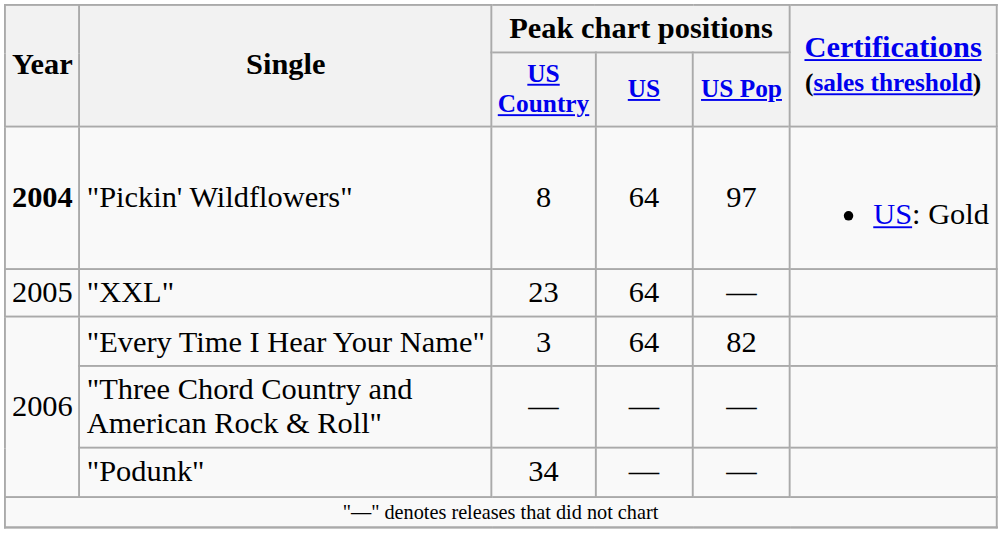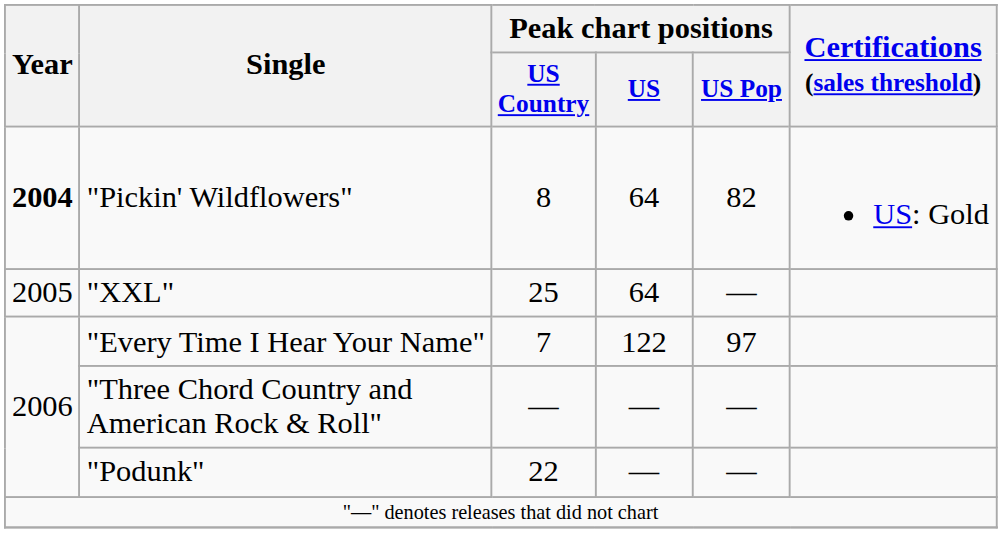(741, 197) 97 -> (741, 197) 82
(544, 292) 23 -> (544, 292) 25
(544, 341) 3 -> (544, 341) 7
(644, 341) 64 -> (644, 341) 122
(741, 341) 82 -> (741, 341) 97
(544, 471) 34 -> (544, 471) 22
